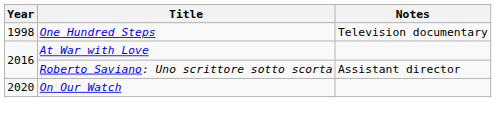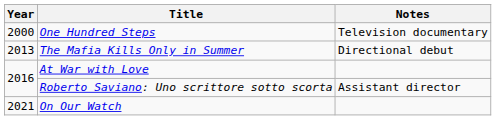(21, 32) 1998 -> (21, 32) 2000
+ row: (142, 51)
(21, 87) 2020 -> (21, 106) 2021
